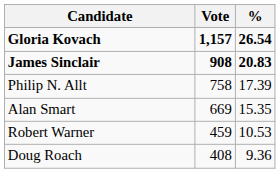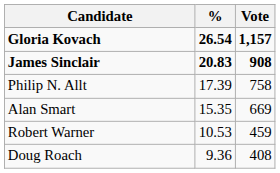columns swapped: (215, 16) <-> (255, 16)
